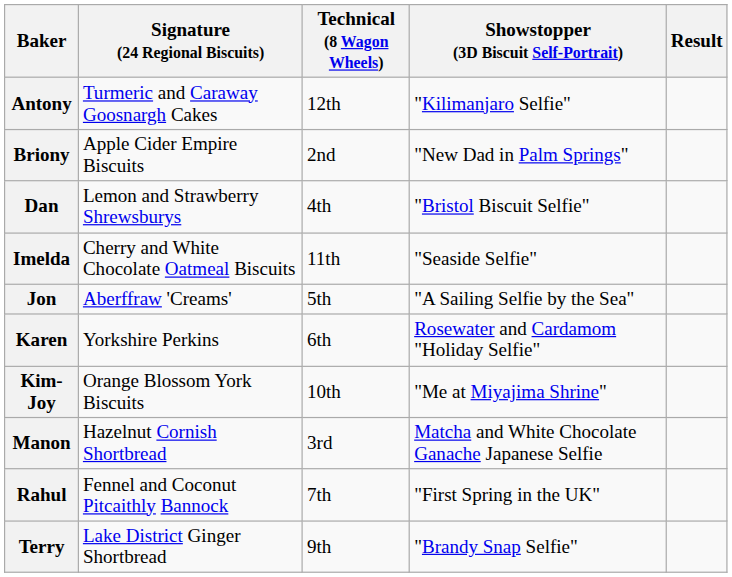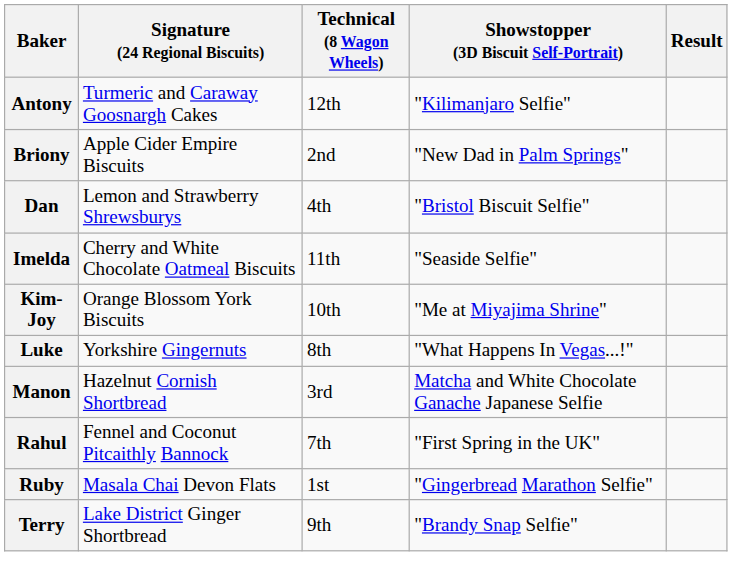- row: (42, 299)
- row: (42, 340)
+ row: (42, 350)
+ row: (42, 484)
